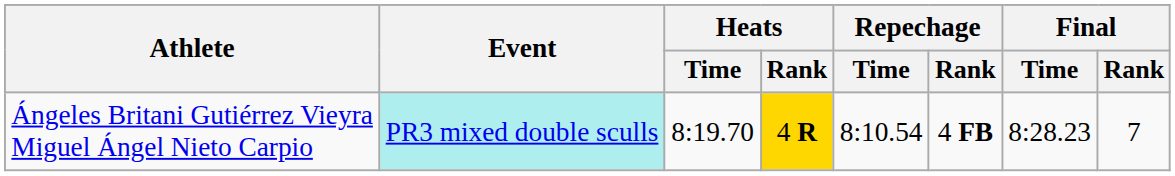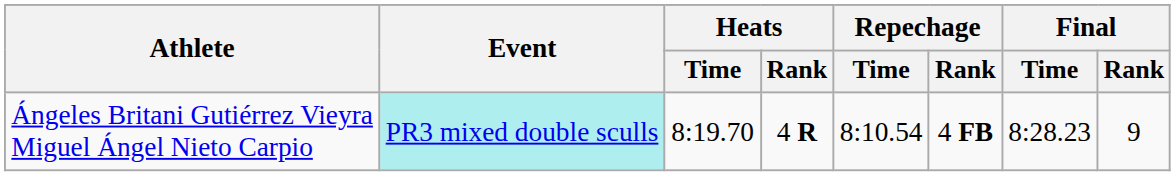(797, 131) gold background -> (797, 131) no background
(1134, 131) 7 -> (1134, 131) 9
